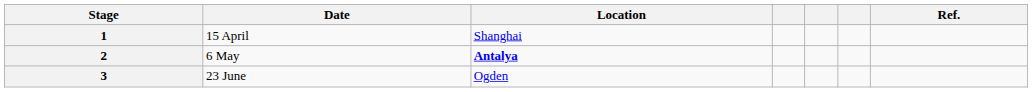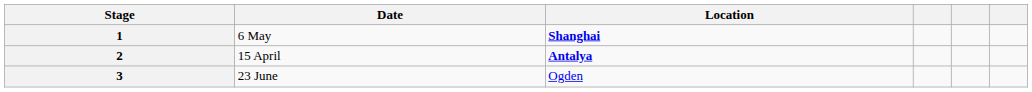- column: (949, 14)
(227, 35) 15 April -> (254, 35) 6 May
(498, 35) normal -> (574, 35) bold
(223, 55) 6 May -> (259, 55) 15 April
